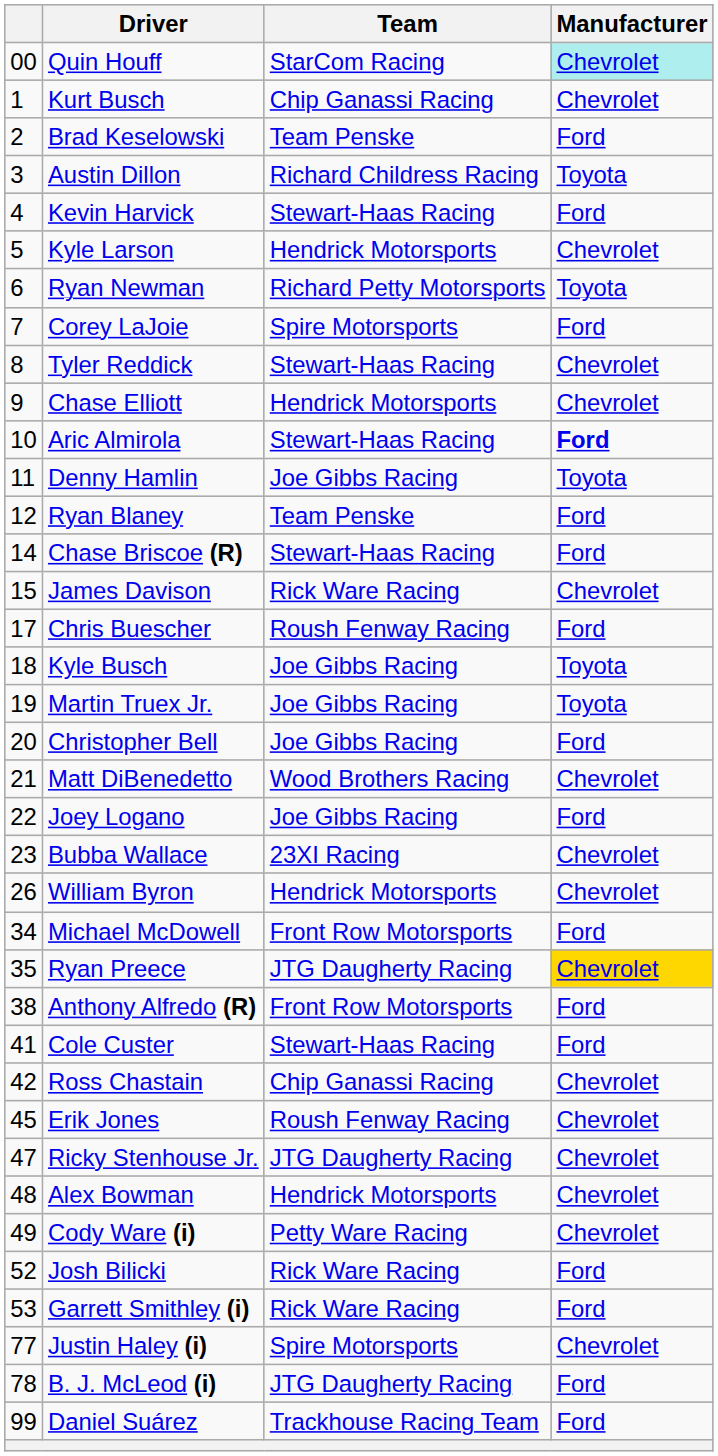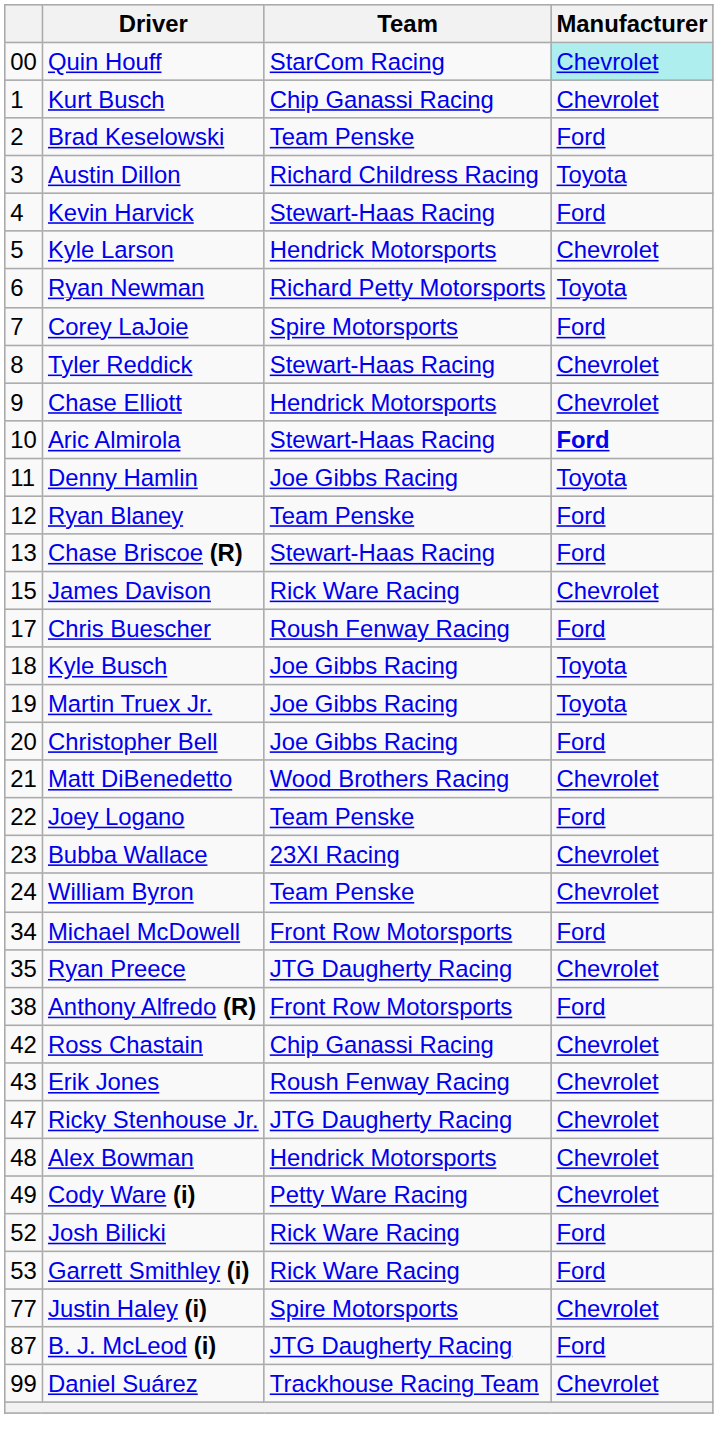(24, 553) 14 -> (24, 553) 13
(364, 817) Joe Gibbs Racing -> (342, 817) Team Penske
(24, 893) 26 -> (24, 893) 24
(383, 893) Hendrick Motorsports -> (342, 893) Team Penske
(608, 968) gold background -> (608, 968) no background
- row: (111, 1044)
(24, 1119) 45 -> (24, 1082) 43
(24, 1384) 78 -> (24, 1346) 87
(581, 1422) Ford -> (608, 1384) Chevrolet
